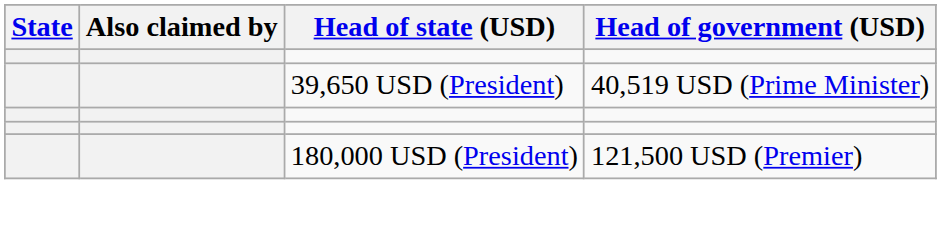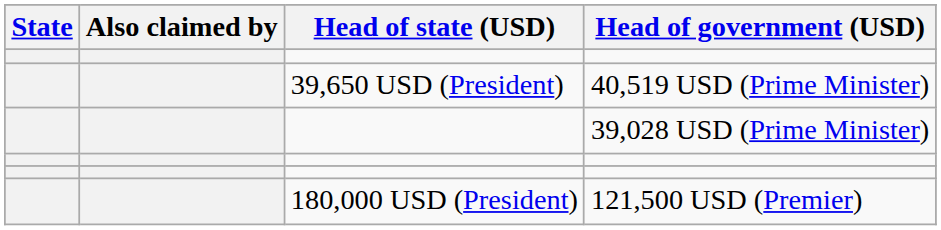+ row: (434, 130)
